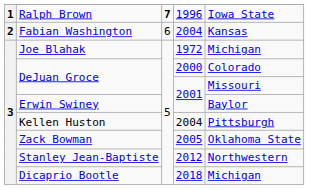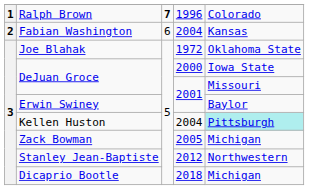(241, 13) Iowa State -> (234, 13) Colorado
(234, 49) Michigan -> (254, 49) Oklahoma State
(234, 67) Colorado -> (241, 67) Iowa State
(241, 121) no background -> (241, 121) paleturquoise background
(254, 139) Oklahoma State -> (234, 139) Michigan
